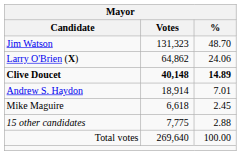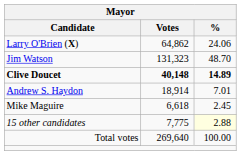rows swapped: (30, 43) <-> (42, 59)
(222, 122) no background -> (222, 122) lightyellow background
